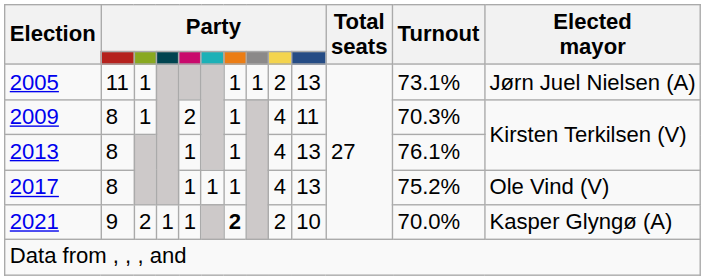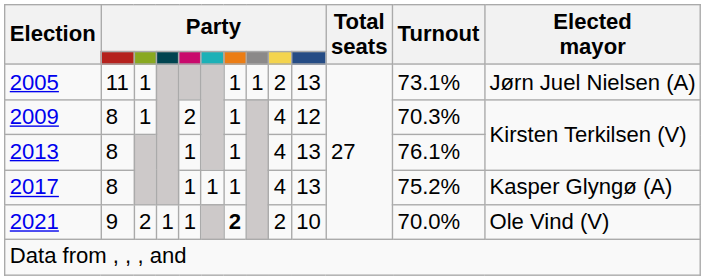(308, 116) 11 -> (308, 116) 12
(549, 186) Ole Vind (V) -> (581, 186) Kasper Glyngø (A)
(581, 221) Kasper Glyngø (A) -> (549, 221) Ole Vind (V)
